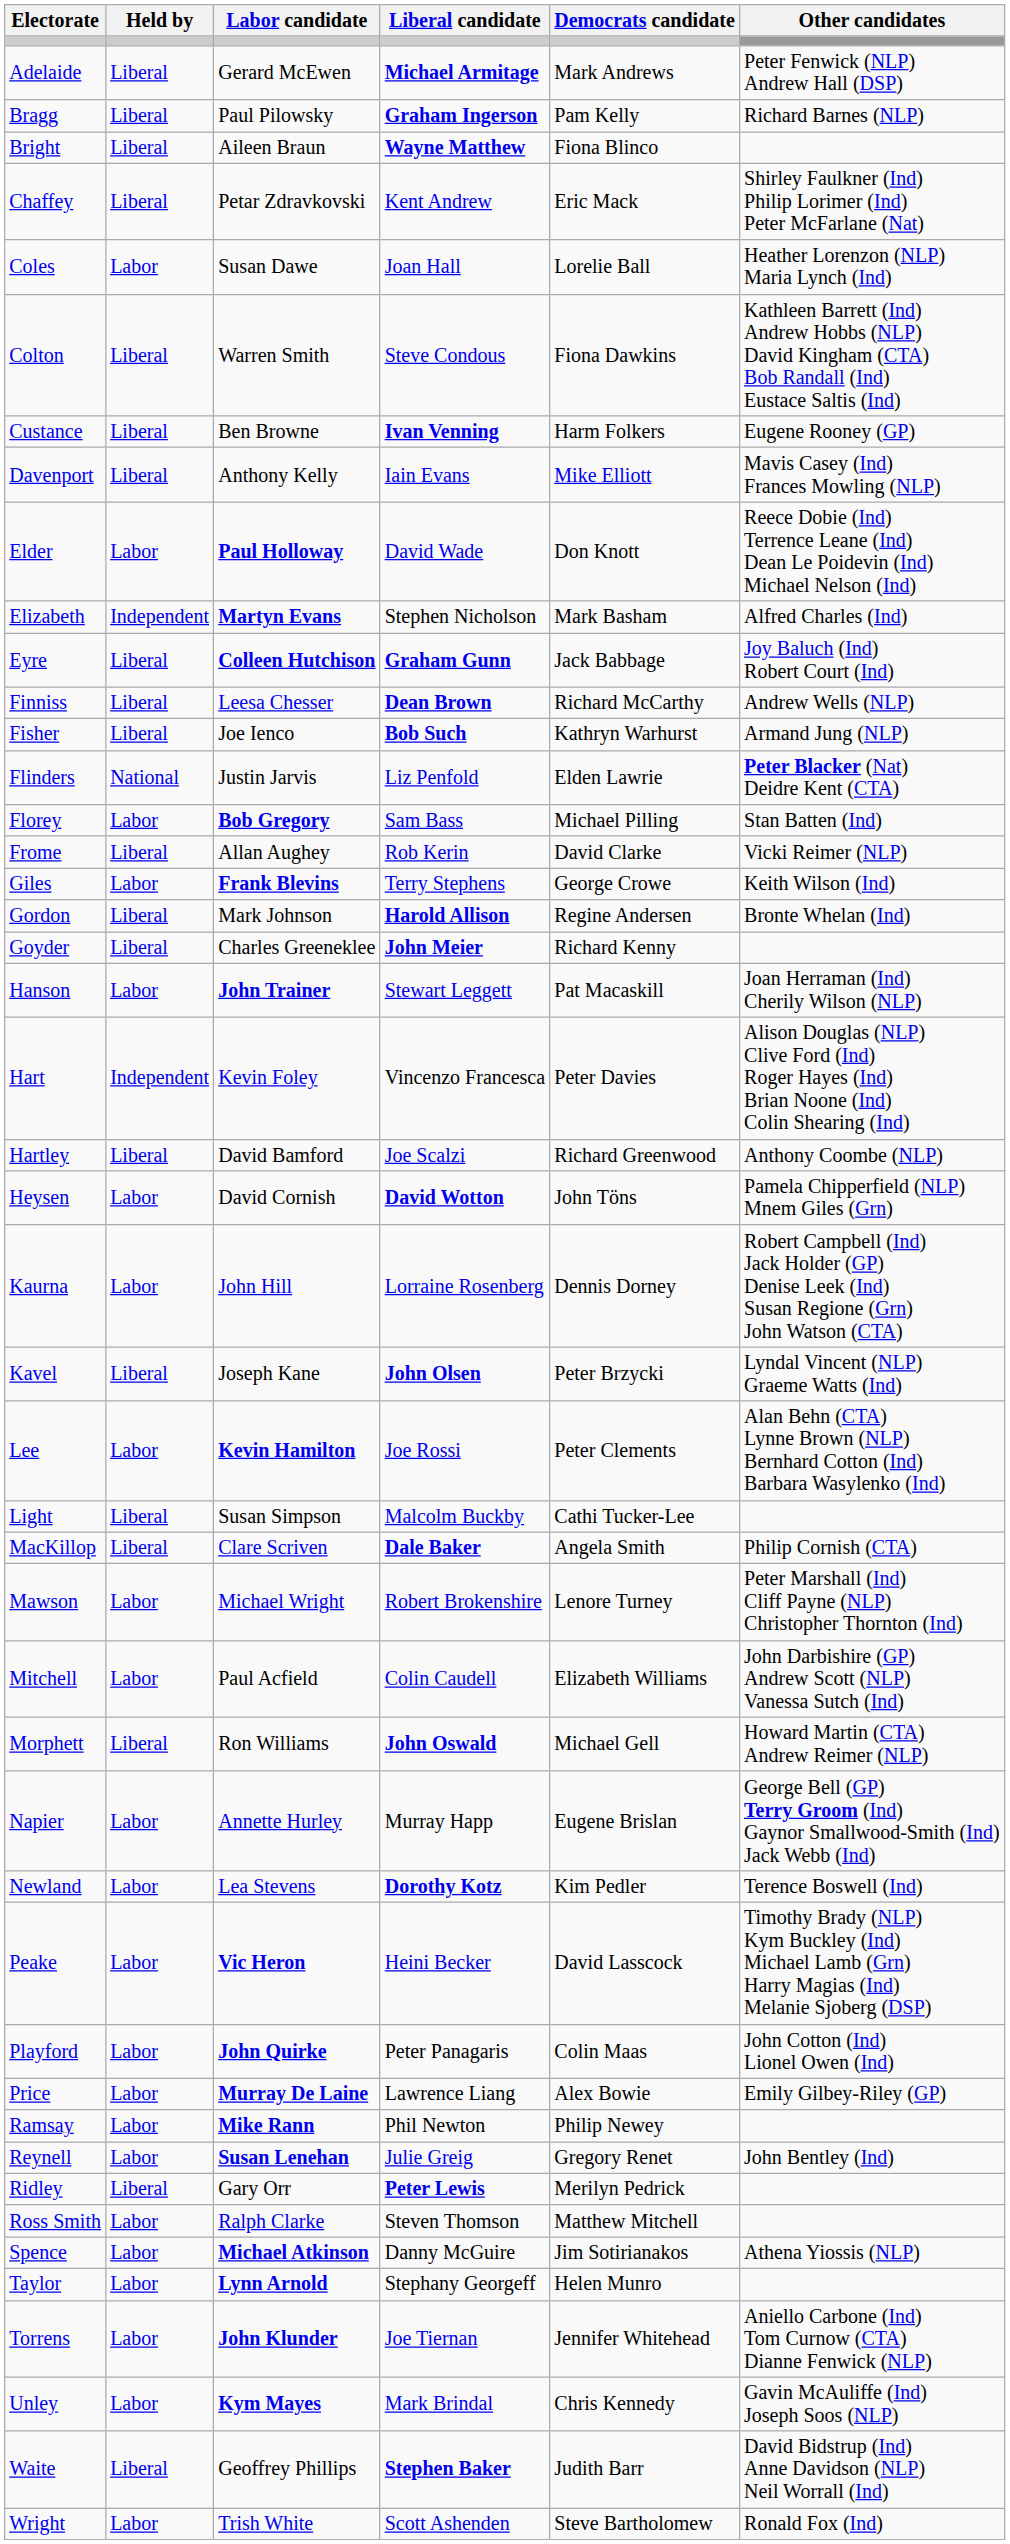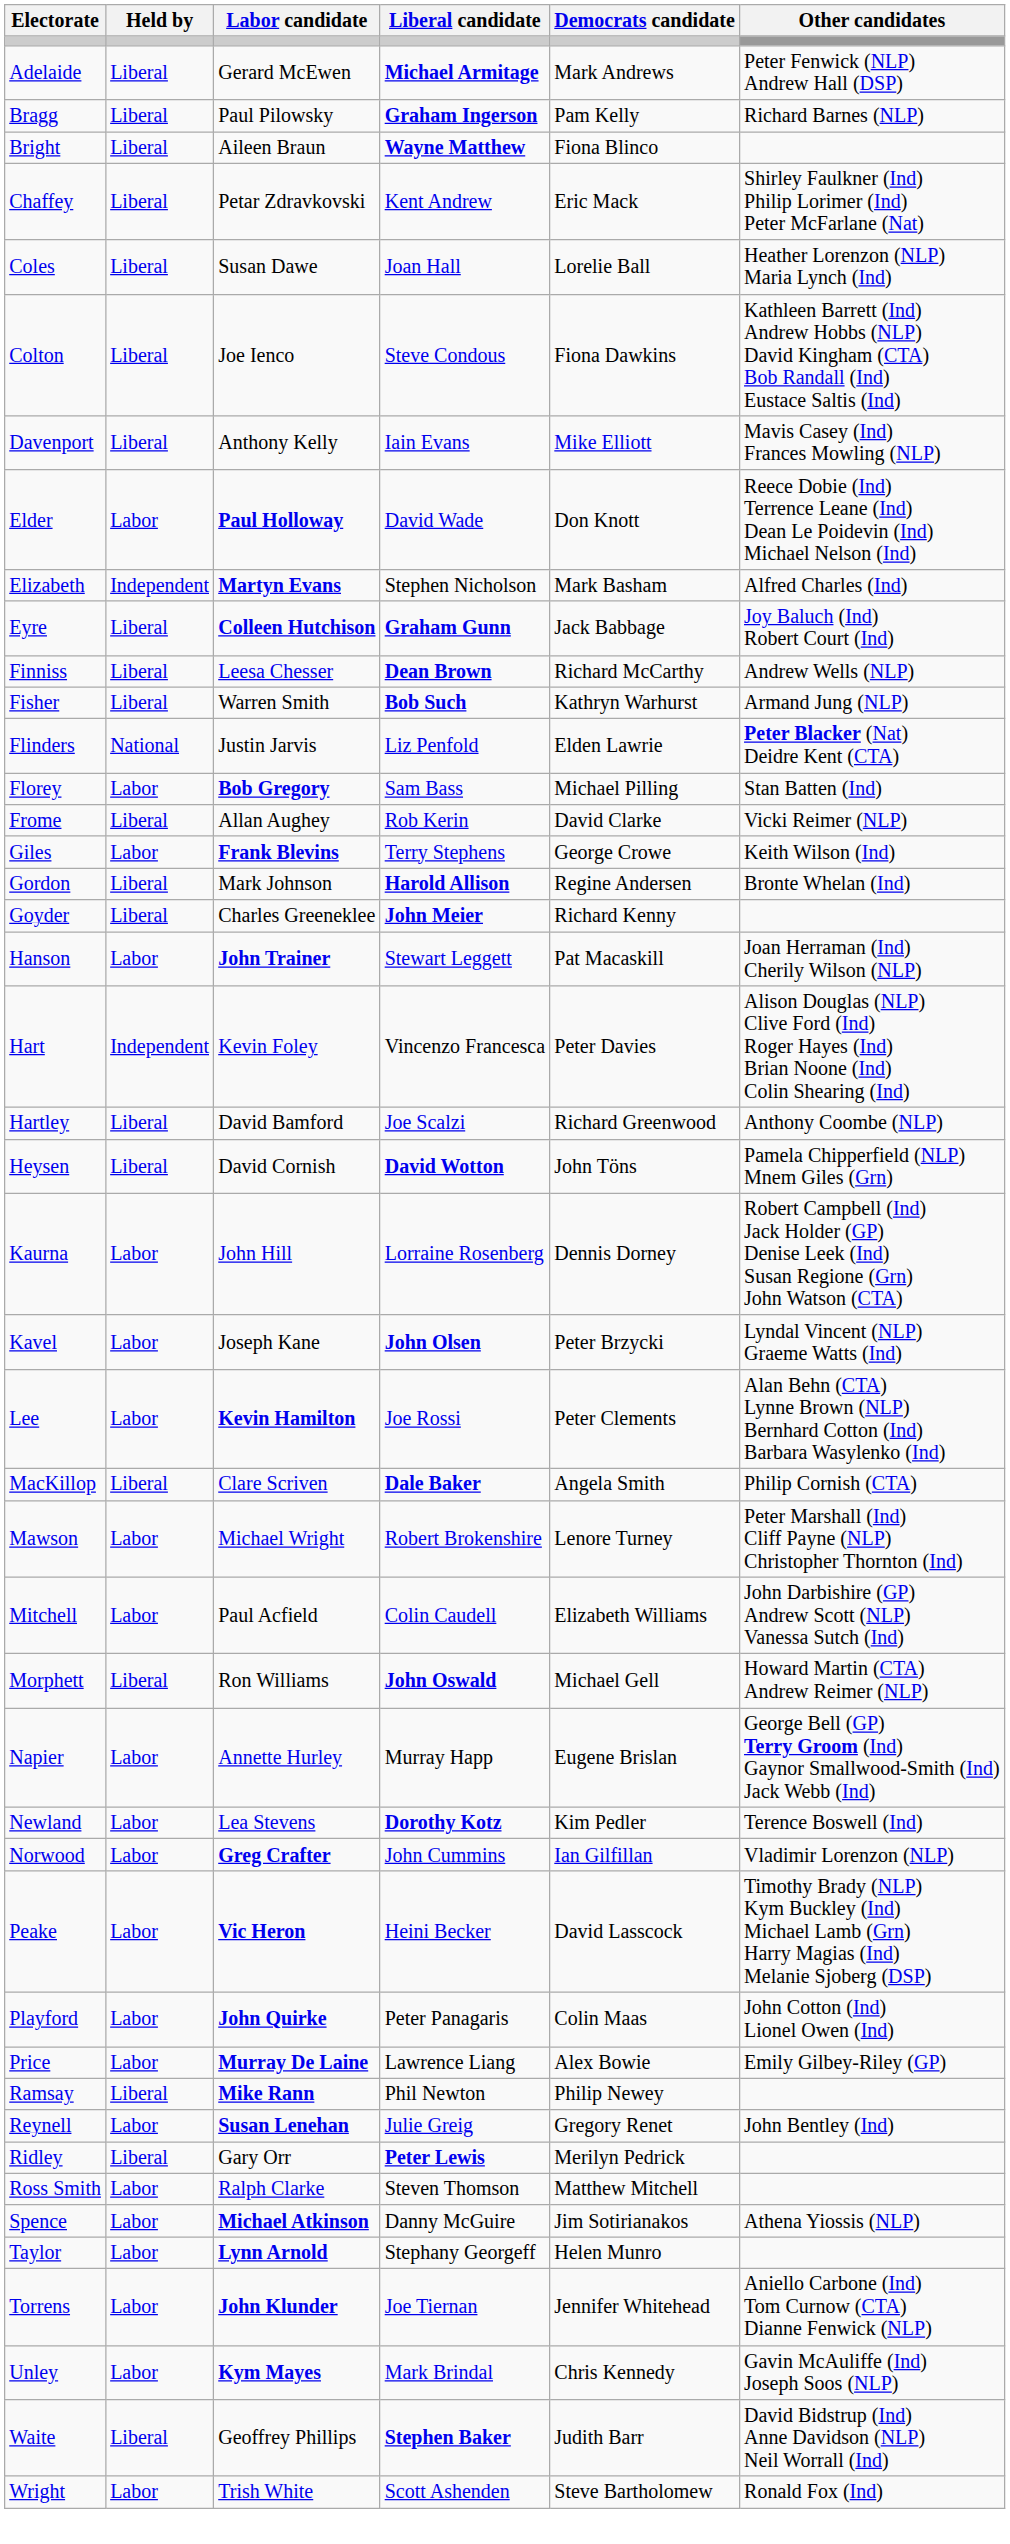(134, 266) Labor -> (139, 266) Liberal
(274, 354) Warren Smith -> (256, 354) Joe Ienco
- row: (46, 431)
(256, 734) Joe Ienco -> (274, 702) Warren Smith
(134, 1197) Labor -> (139, 1166) Liberal
(139, 1373) Liberal -> (134, 1342) Labor
- row: (31, 1515)
+ row: (47, 1854)
(134, 2125) Labor -> (139, 2093) Liberal
